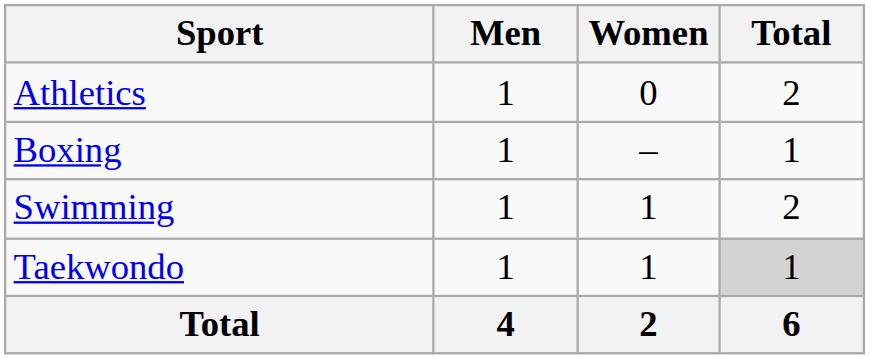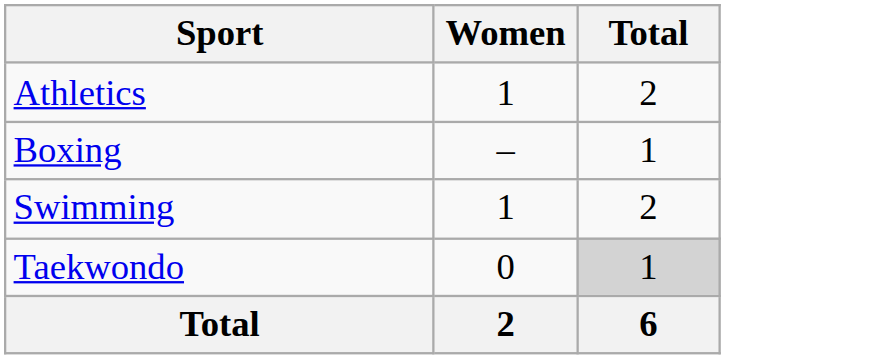- column: (506, 33)
(648, 91) 0 -> (506, 91) 1
(648, 265) 1 -> (506, 265) 0
